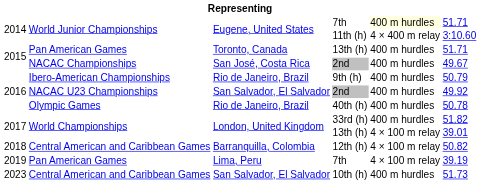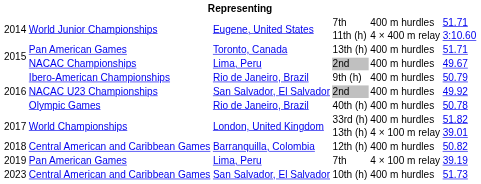(402, 22) lightyellow background -> (402, 22) no background
(261, 64) San José, Costa Rica -> (237, 64) Lima, Peru
(405, 147) 4 × 100 m relay -> (402, 147) 400 m hurdles
